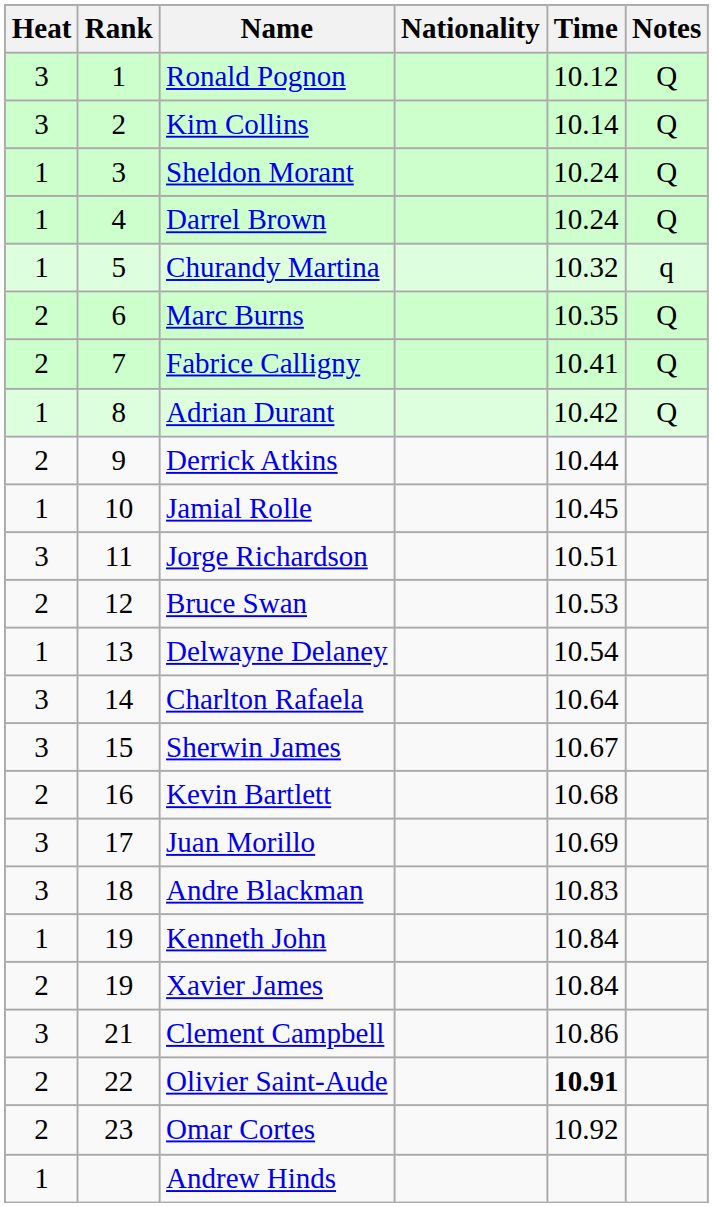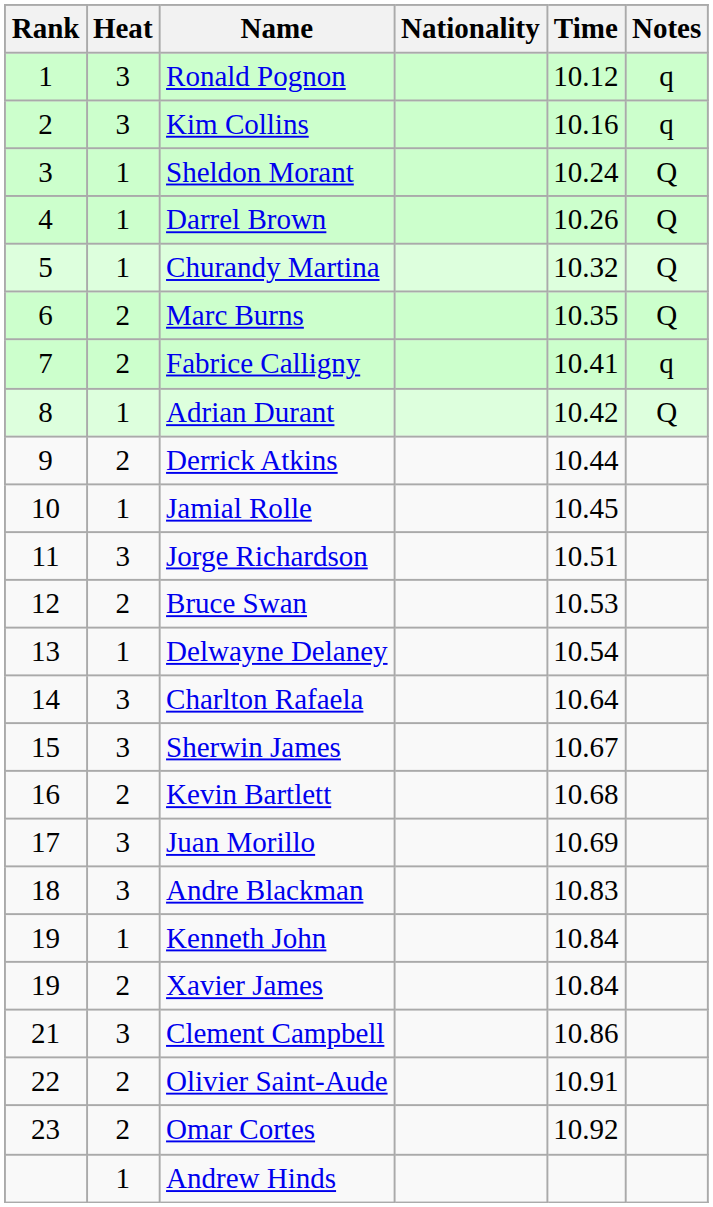columns swapped: (119, 28) <-> (42, 28)
(667, 76) Q -> (667, 76) q
(586, 124) 10.14 -> (586, 124) 10.16
(667, 124) Q -> (667, 124) q
(586, 220) 10.24 -> (586, 220) 10.26
(667, 267) q -> (667, 267) Q
(667, 363) Q -> (667, 363) q
(586, 1081) bold -> (586, 1081) normal
